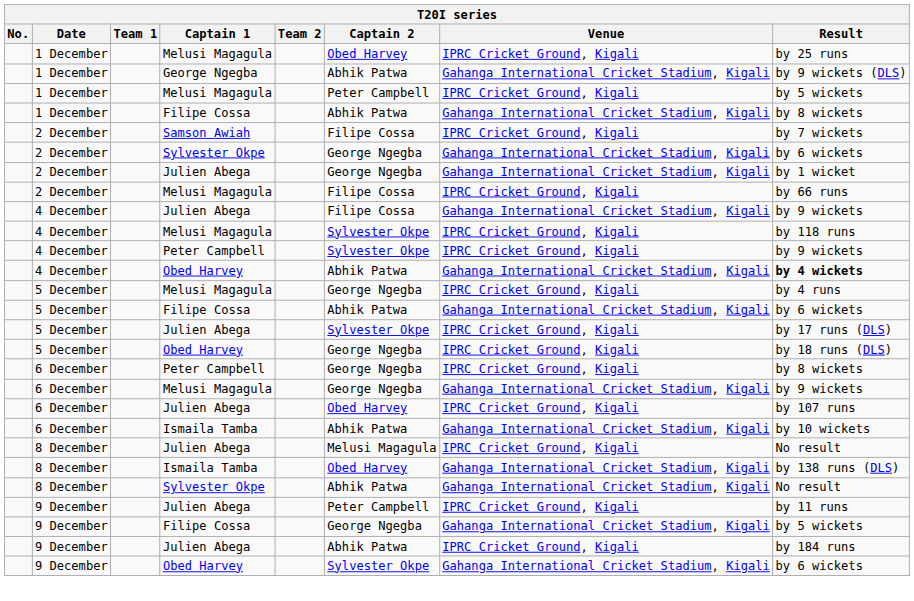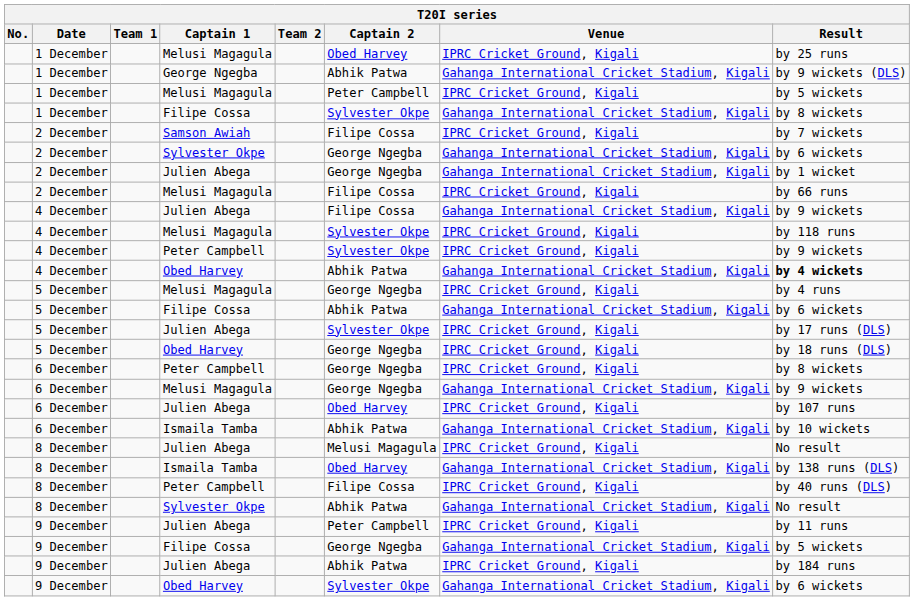(367, 113) Abhik Patwa -> (378, 113) Sylvester Okpe
+ row: (71, 487)
